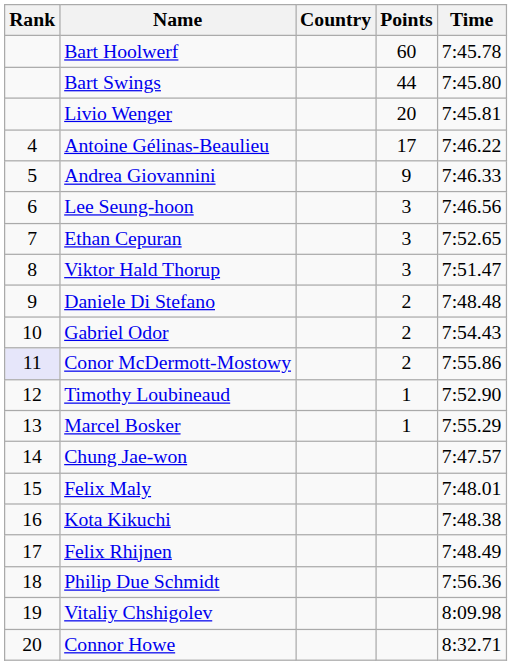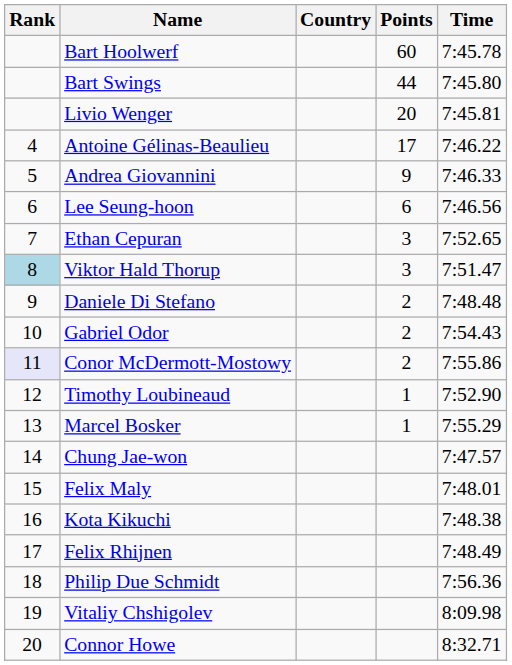(406, 207) 3 -> (406, 207) 6
(32, 269) no background -> (32, 269) lightblue background
